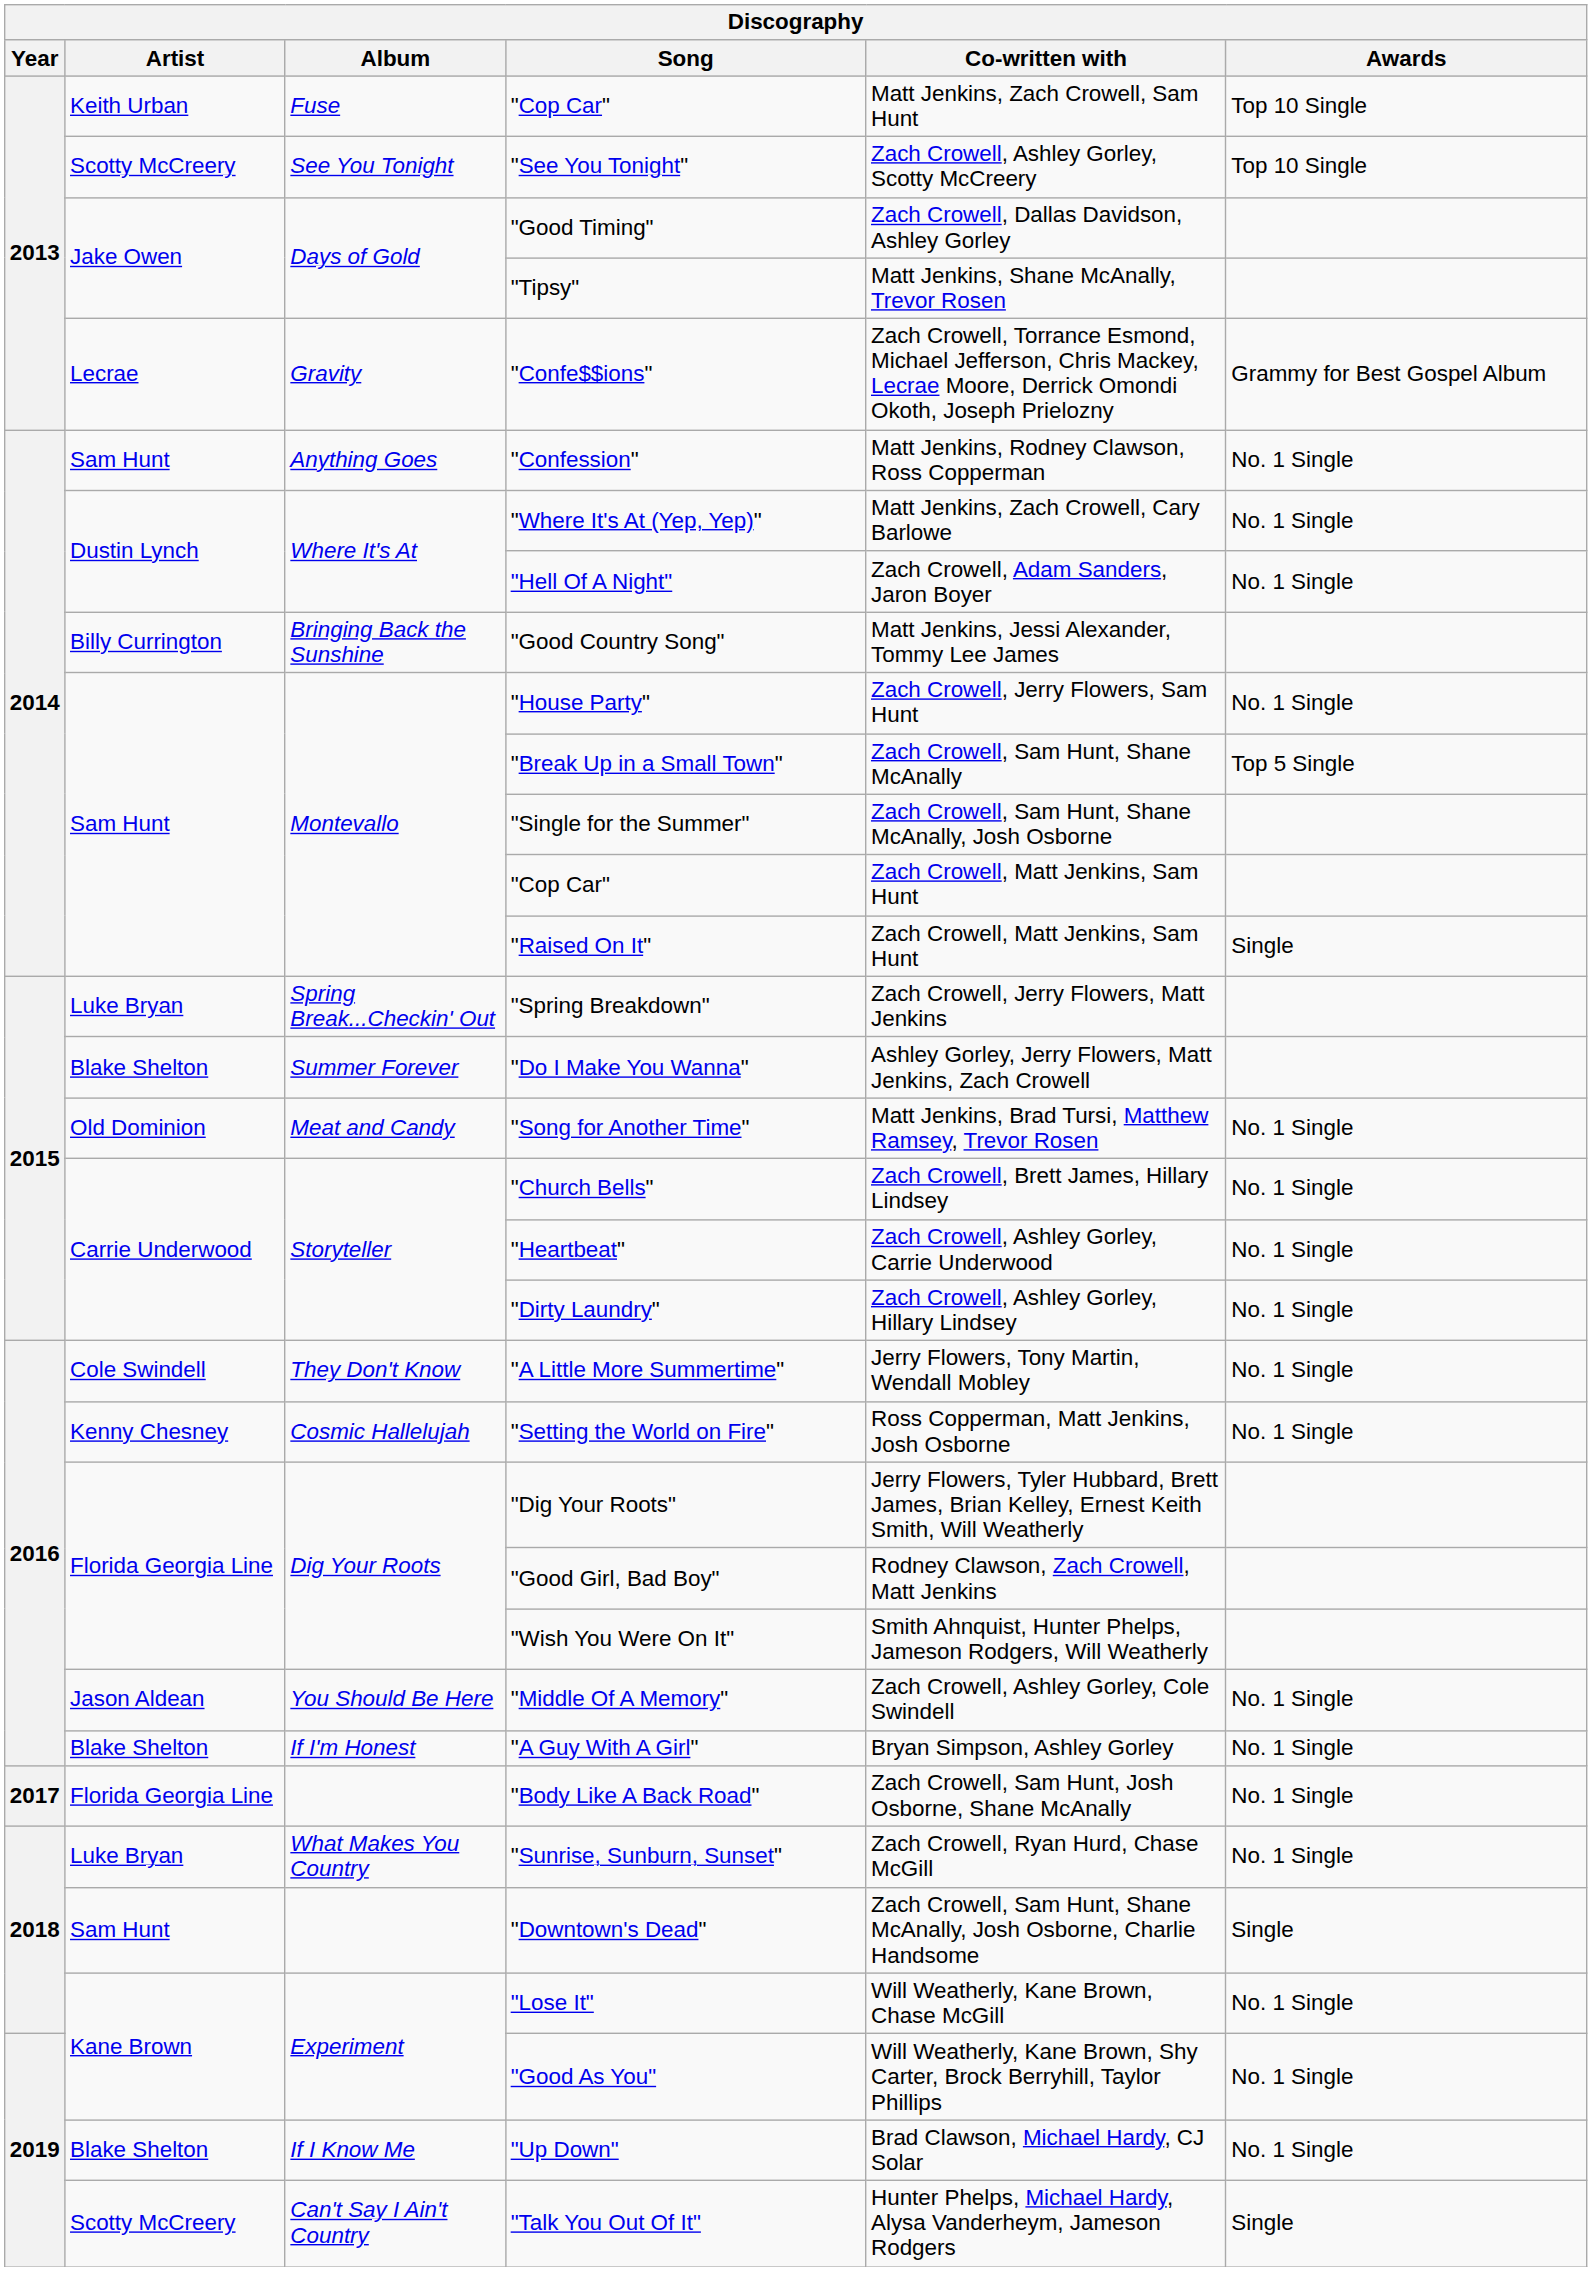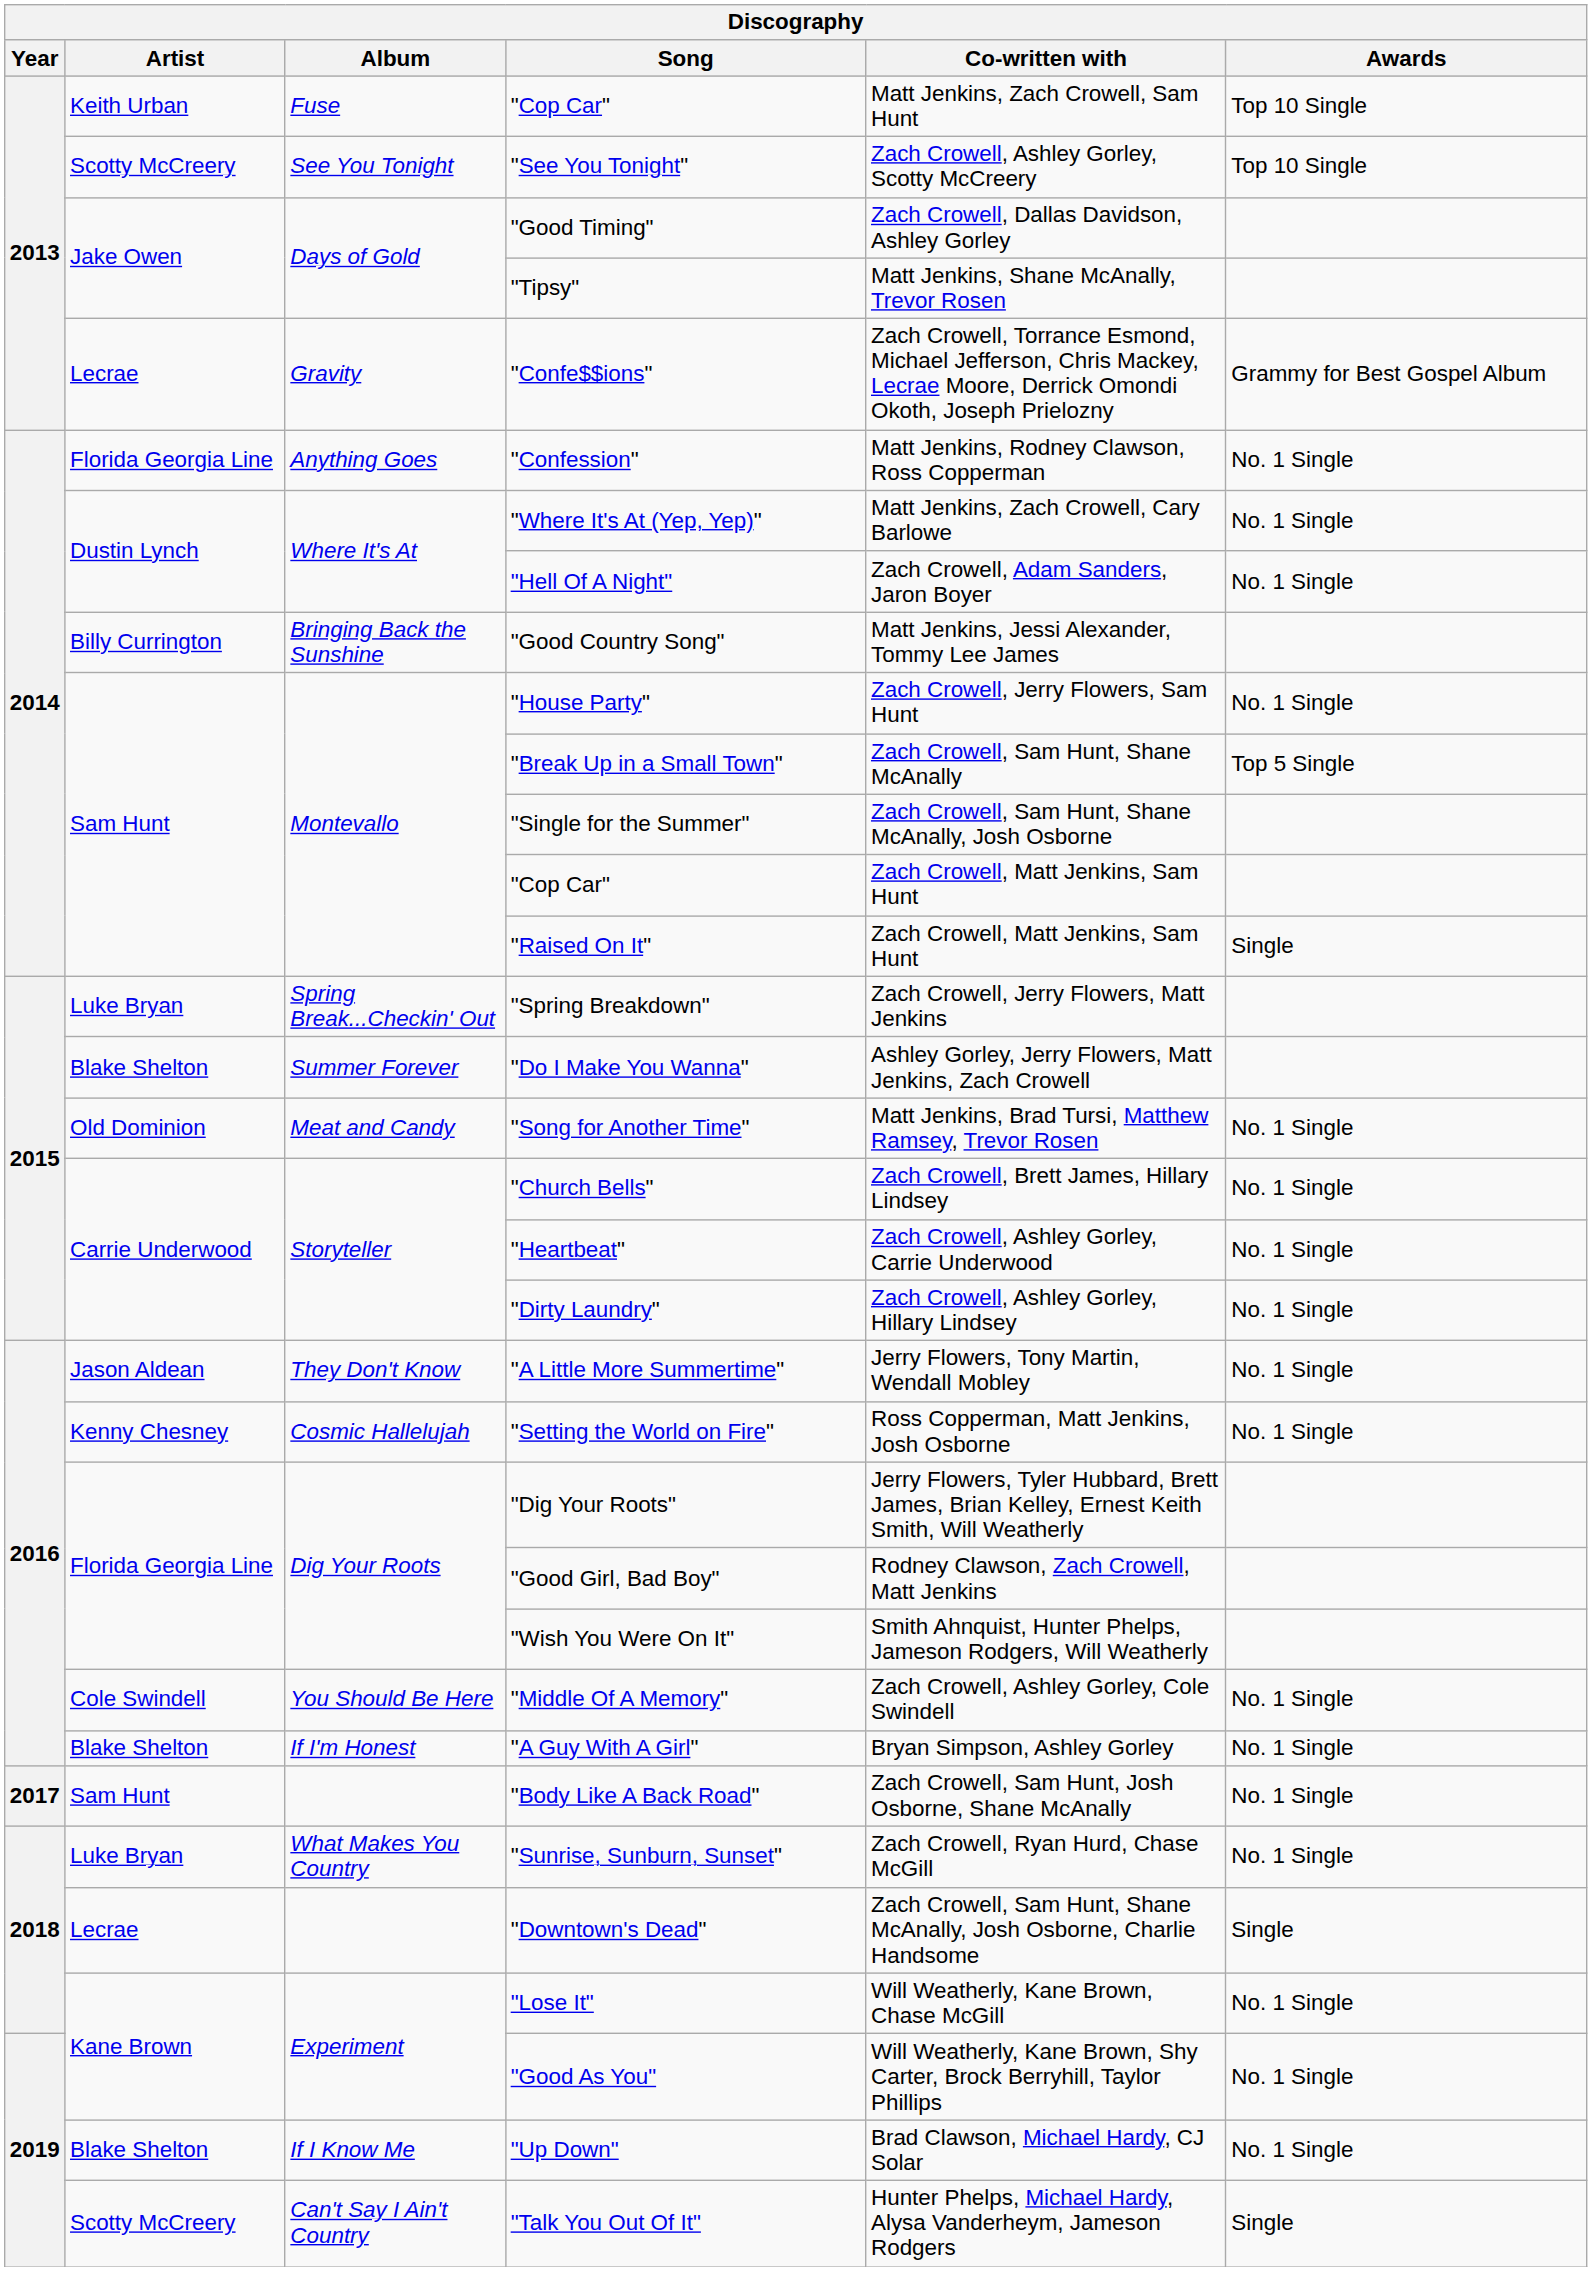(120, 459) Sam Hunt -> (171, 459) Florida Georgia Line
(138, 1370) Cole Swindell -> (137, 1370) Jason Aldean
(137, 1699) Jason Aldean -> (138, 1699) Cole Swindell
(171, 1795) Florida Georgia Line -> (120, 1795) Sam Hunt
(120, 1929) Sam Hunt -> (104, 1929) Lecrae
